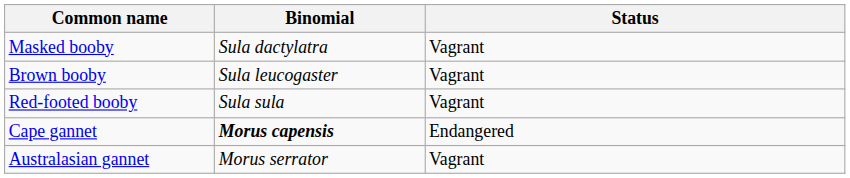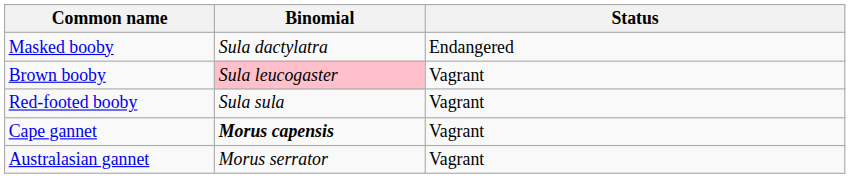(457, 46) Vagrant -> (471, 46) Endangered
(278, 74) no background -> (278, 74) pink background
(471, 131) Endangered -> (457, 131) Vagrant
